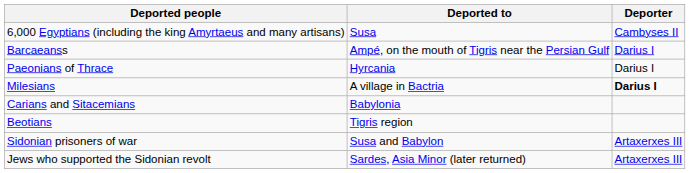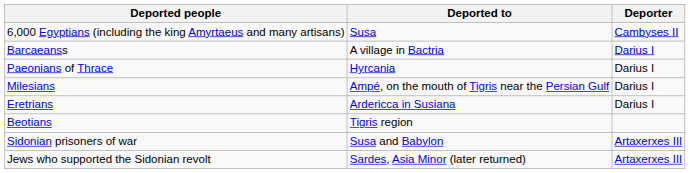(479, 50) Ampé, on the mouth of Tigris near the Persian Gulf -> (397, 50) A village in Bactria
(397, 86) A village in Bactria -> (479, 86) Ampé, on the mouth of Tigris near the Persian Gulf
(636, 86) bold -> (634, 86) normal
- row: (71, 104)
+ row: (30, 104)
